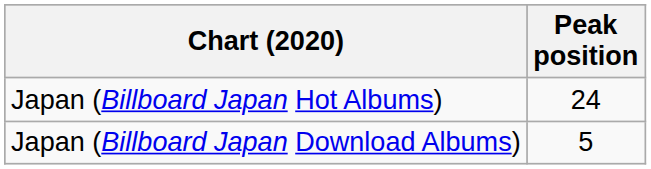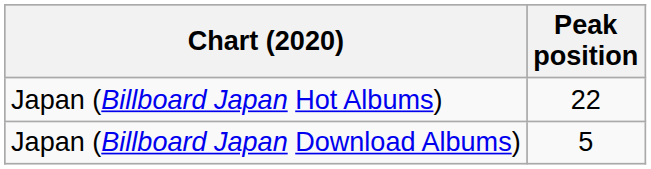(586, 99) 24 -> (586, 99) 22
